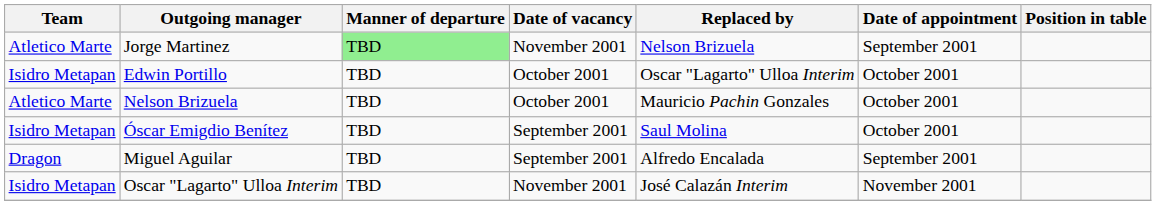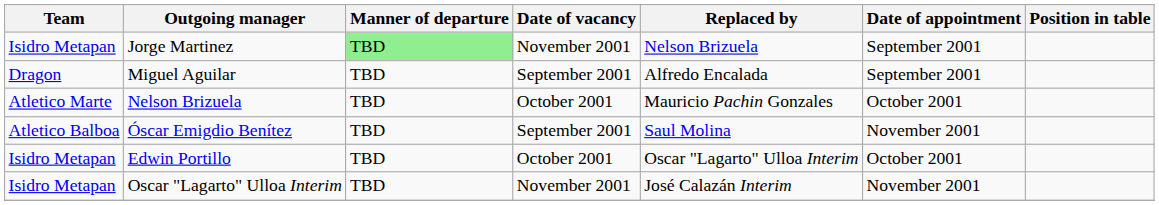(60, 46) Atletico Marte -> (62, 46) Isidro Metapan
rows swapped: (178, 158) <-> (175, 74)
(62, 130) Isidro Metapan -> (64, 130) Atletico Balboa
(911, 130) October 2001 -> (924, 130) November 2001
